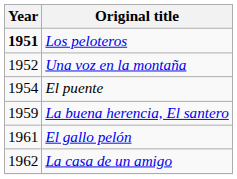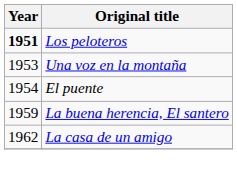(23, 64) 1952 -> (23, 64) 1953
- row: (88, 137)
